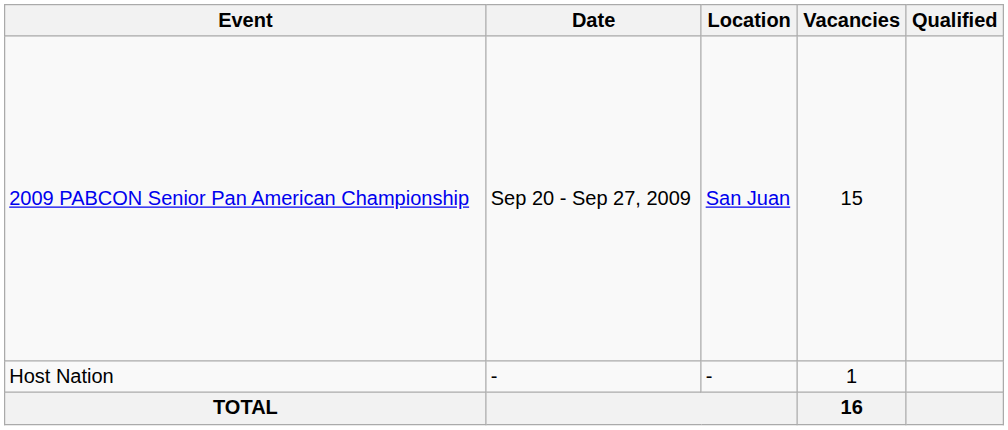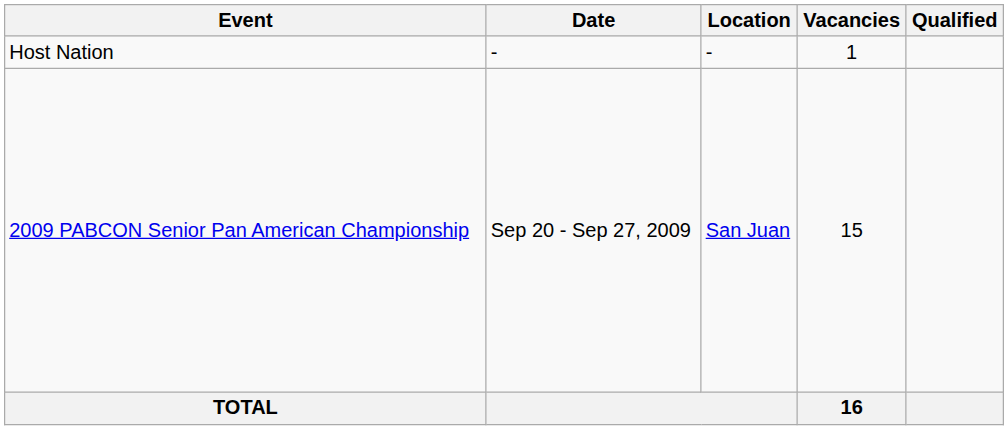rows swapped: (61, 376) <-> (239, 198)
